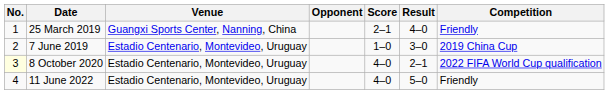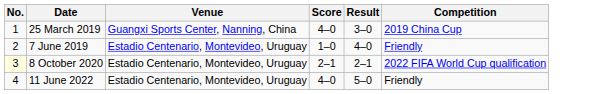- column: (337, 13)
(382, 30) 2–1 -> (327, 30) 4–0
(419, 30) 4–0 -> (363, 30) 3–0
(459, 30) Friendly -> (423, 30) 2019 China Cup
(419, 47) 3–0 -> (363, 47) 4–0
(479, 47) 2019 China Cup -> (403, 47) Friendly
(382, 64) 4–0 -> (327, 64) 2–1
